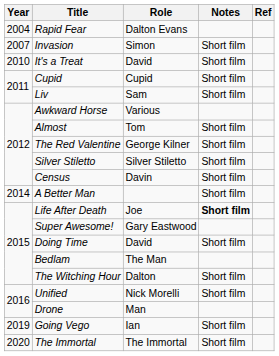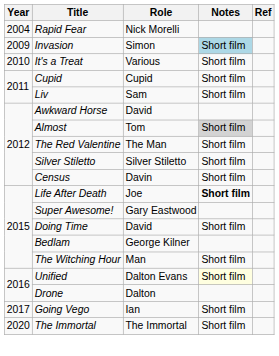(156, 29) Dalton Evans -> (152, 29) Nick Morelli
(18, 45) 2007 -> (18, 45) 2009
(223, 45) no background -> (223, 45) lightblue background
(139, 62) David -> (143, 62) Various
(143, 111) Various -> (139, 111) David
(223, 128) no background -> (223, 128) lightgrey background
(158, 144) George Kilner -> (146, 144) The Man
- row: (65, 194)
(146, 260) The Man -> (158, 243) George Kilner
(141, 276) Dalton -> (136, 260) Man
(152, 293) Nick Morelli -> (156, 276) Dalton Evans
(223, 293) no background -> (223, 276) lightyellow background
(136, 309) Man -> (141, 293) Dalton
(18, 326) 2019 -> (18, 309) 2017
